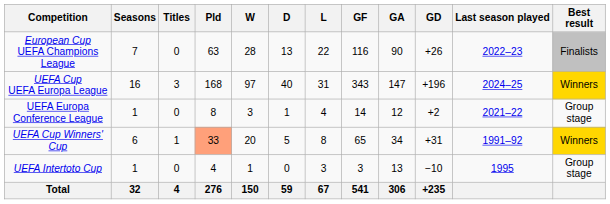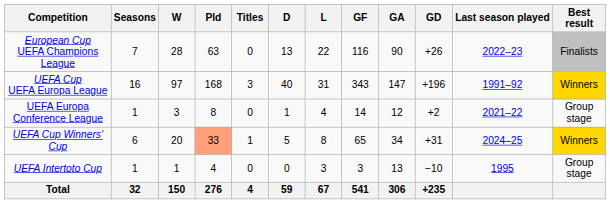columns swapped: (177, 18) <-> (250, 18)
(502, 85) 2024–25 -> (502, 85) 1991–92
(502, 140) 1991–92 -> (502, 140) 2024–25
